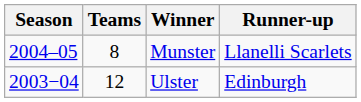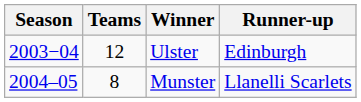rows swapped: (174, 81) <-> (183, 50)
